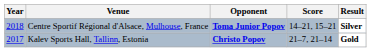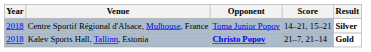(249, 26) bold -> (246, 26) normal
(15, 40) 2017 -> (15, 40) 2018
